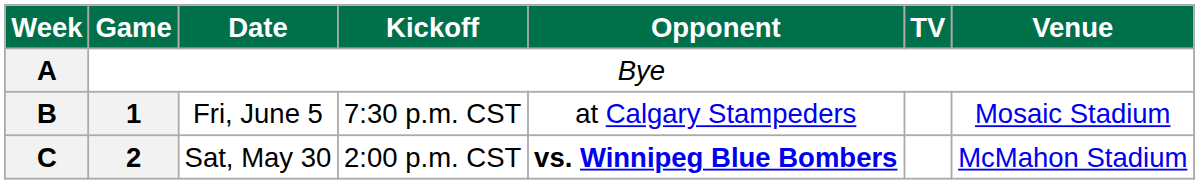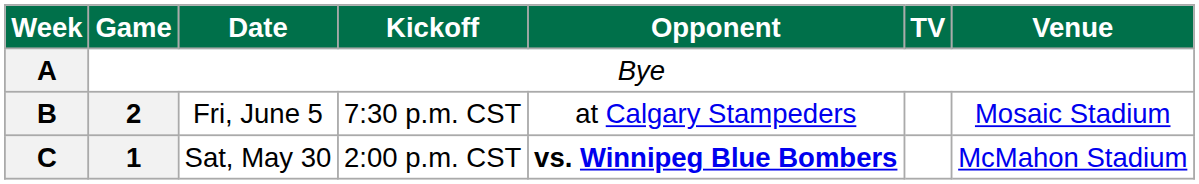(134, 114) 1 -> (134, 114) 2
(134, 158) 2 -> (134, 158) 1
